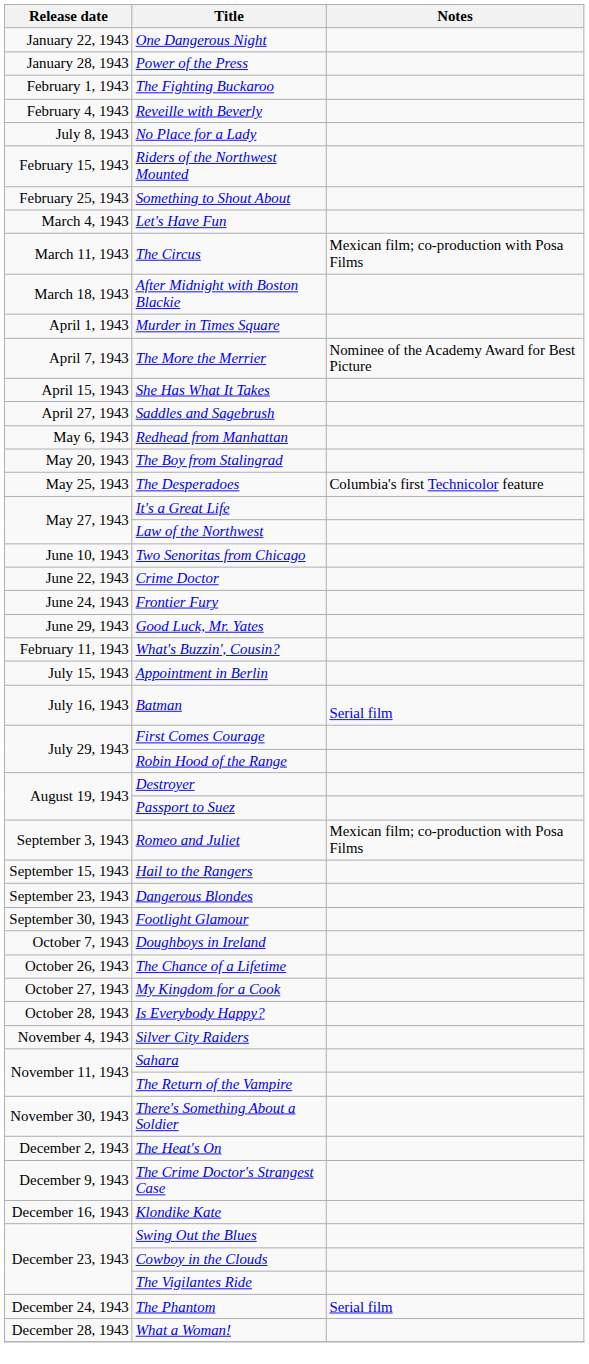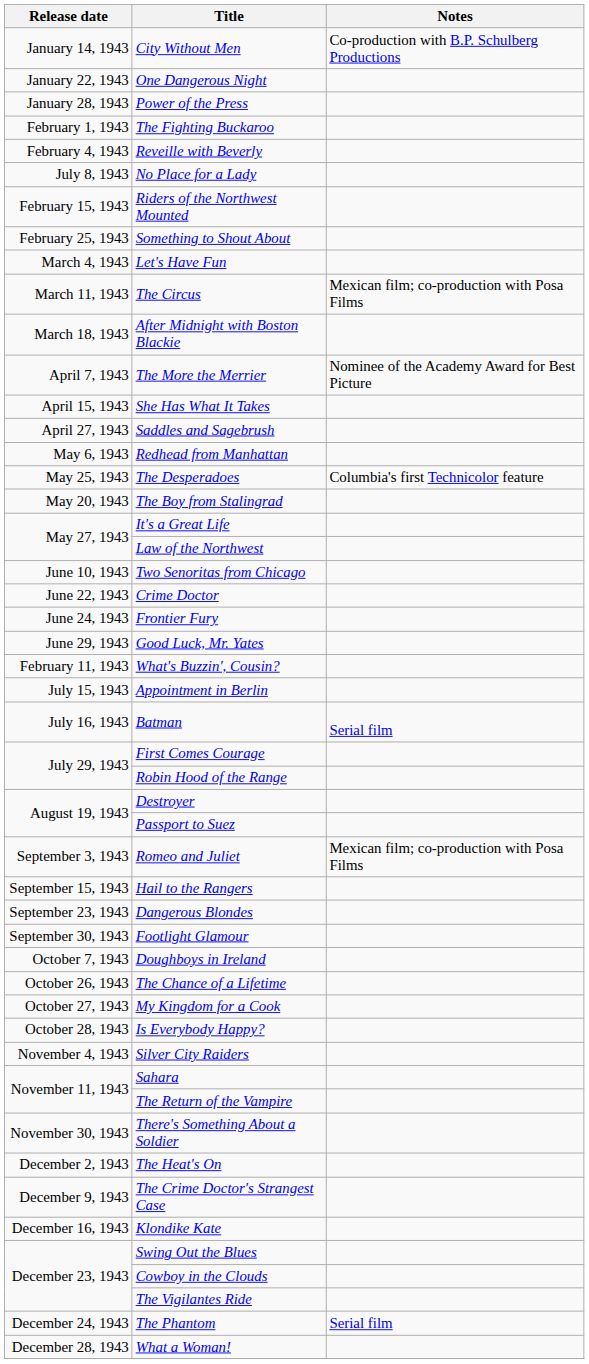+ row: (188, 48)
- row: (208, 326)
rows swapped: (209, 460) <-> (188, 484)
